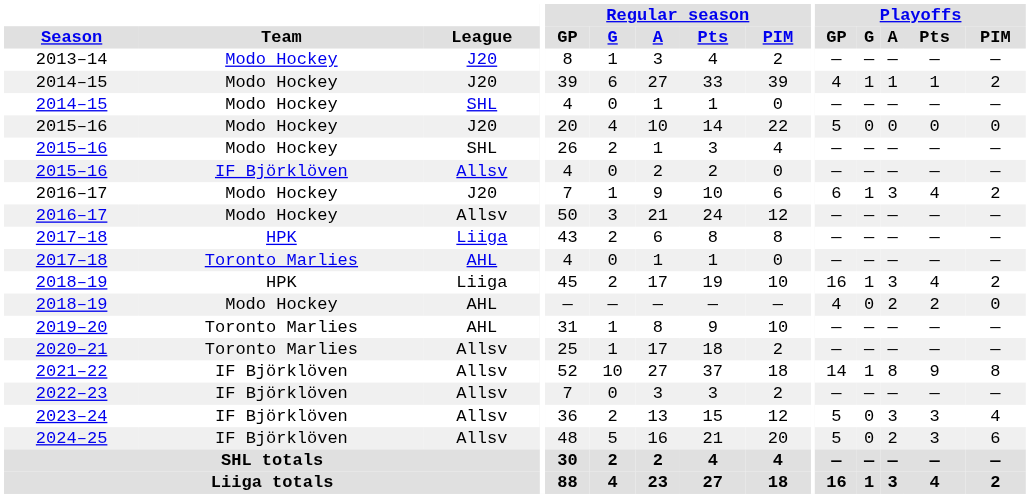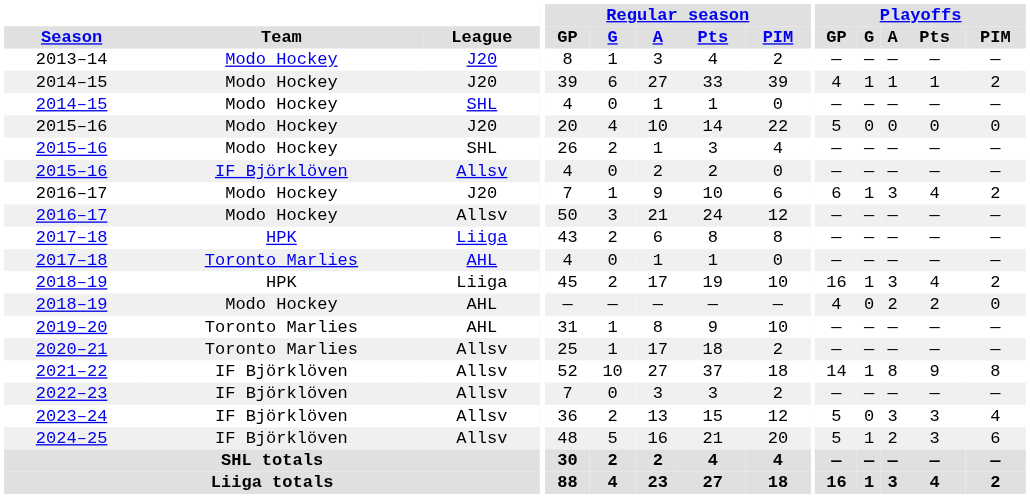(869, 438) 0 -> (869, 438) 1
